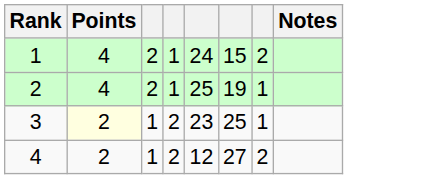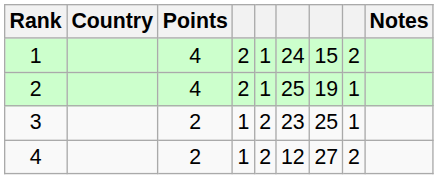+ column: (112, 21)
(104, 122) lightyellow background -> (195, 122) no background
